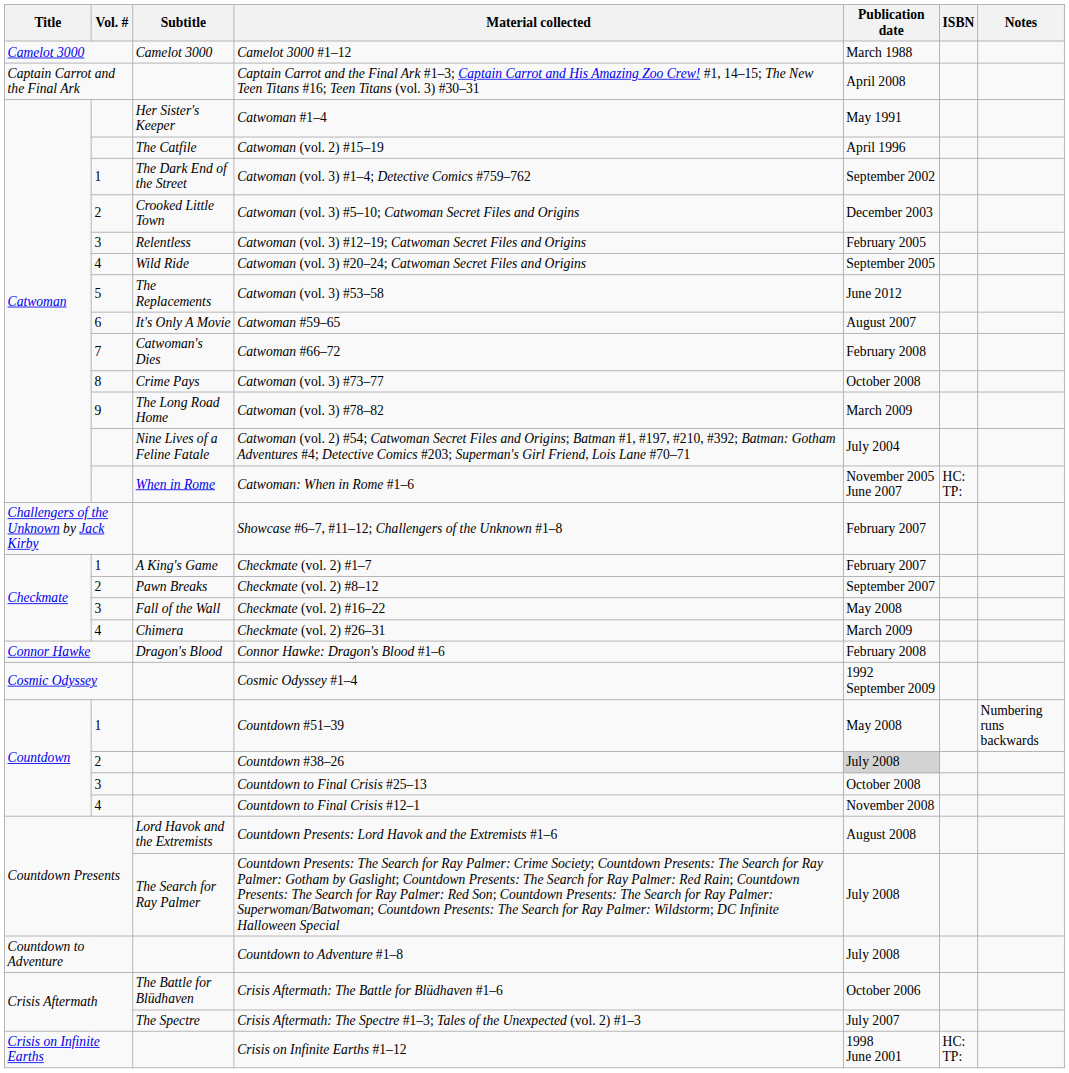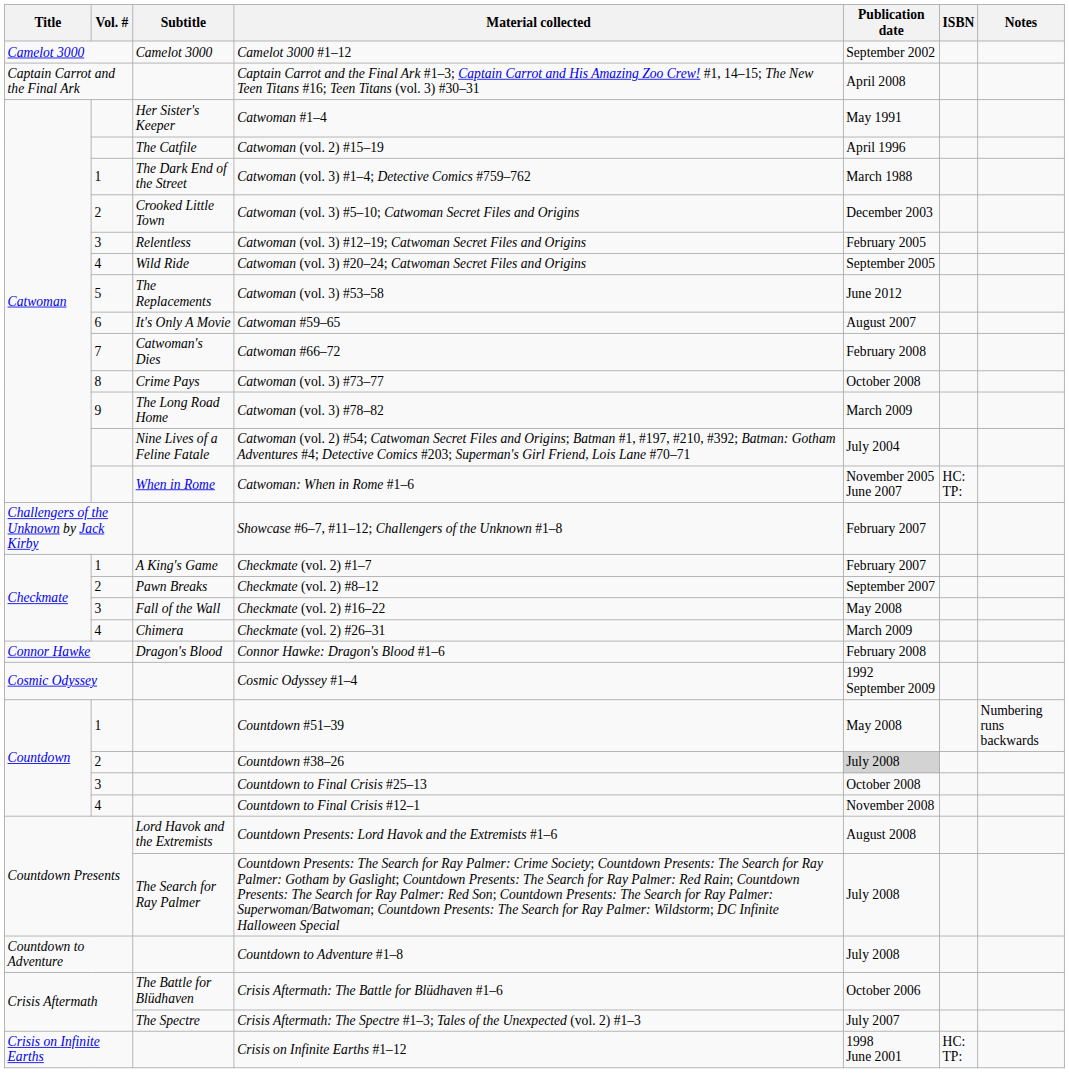(879, 52) March 1988 -> (891, 52) September 2002
(891, 176) September 2002 -> (879, 176) March 1988
